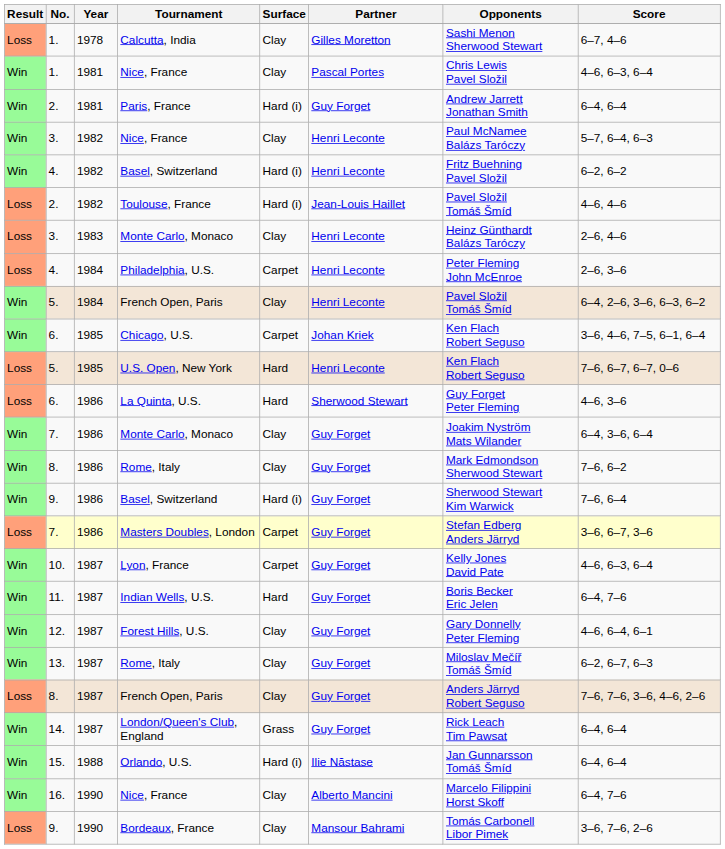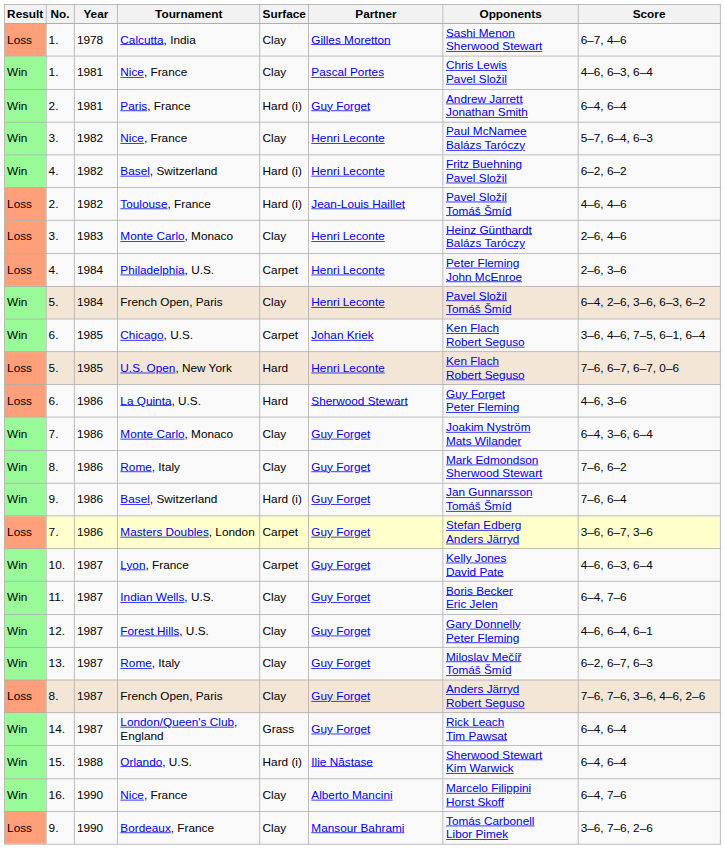(494, 499) Sherwood Stewart Kim Warwick -> (489, 499) Jan Gunnarsson Tomáš Šmíd
(275, 597) Hard -> (274, 597) Clay
(489, 761) Jan Gunnarsson Tomáš Šmíd -> (494, 761) Sherwood Stewart Kim Warwick
